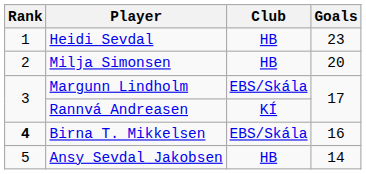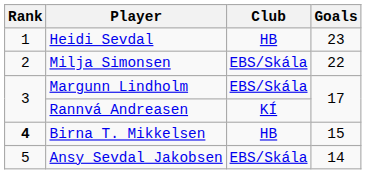(269, 63) HB -> (269, 63) EBS/Skála
(336, 63) 20 -> (336, 63) 22
(269, 134) EBS/Skála -> (269, 134) HB
(336, 134) 16 -> (336, 134) 15
(269, 157) HB -> (269, 157) EBS/Skála
